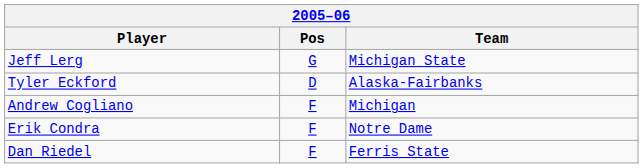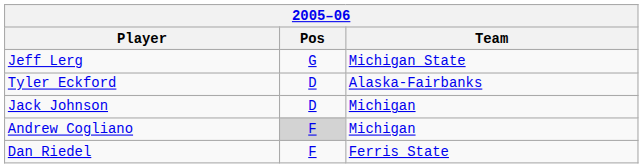+ row: (58, 107)
(312, 107) no background -> (312, 129) lightgrey background
- row: (54, 129)
